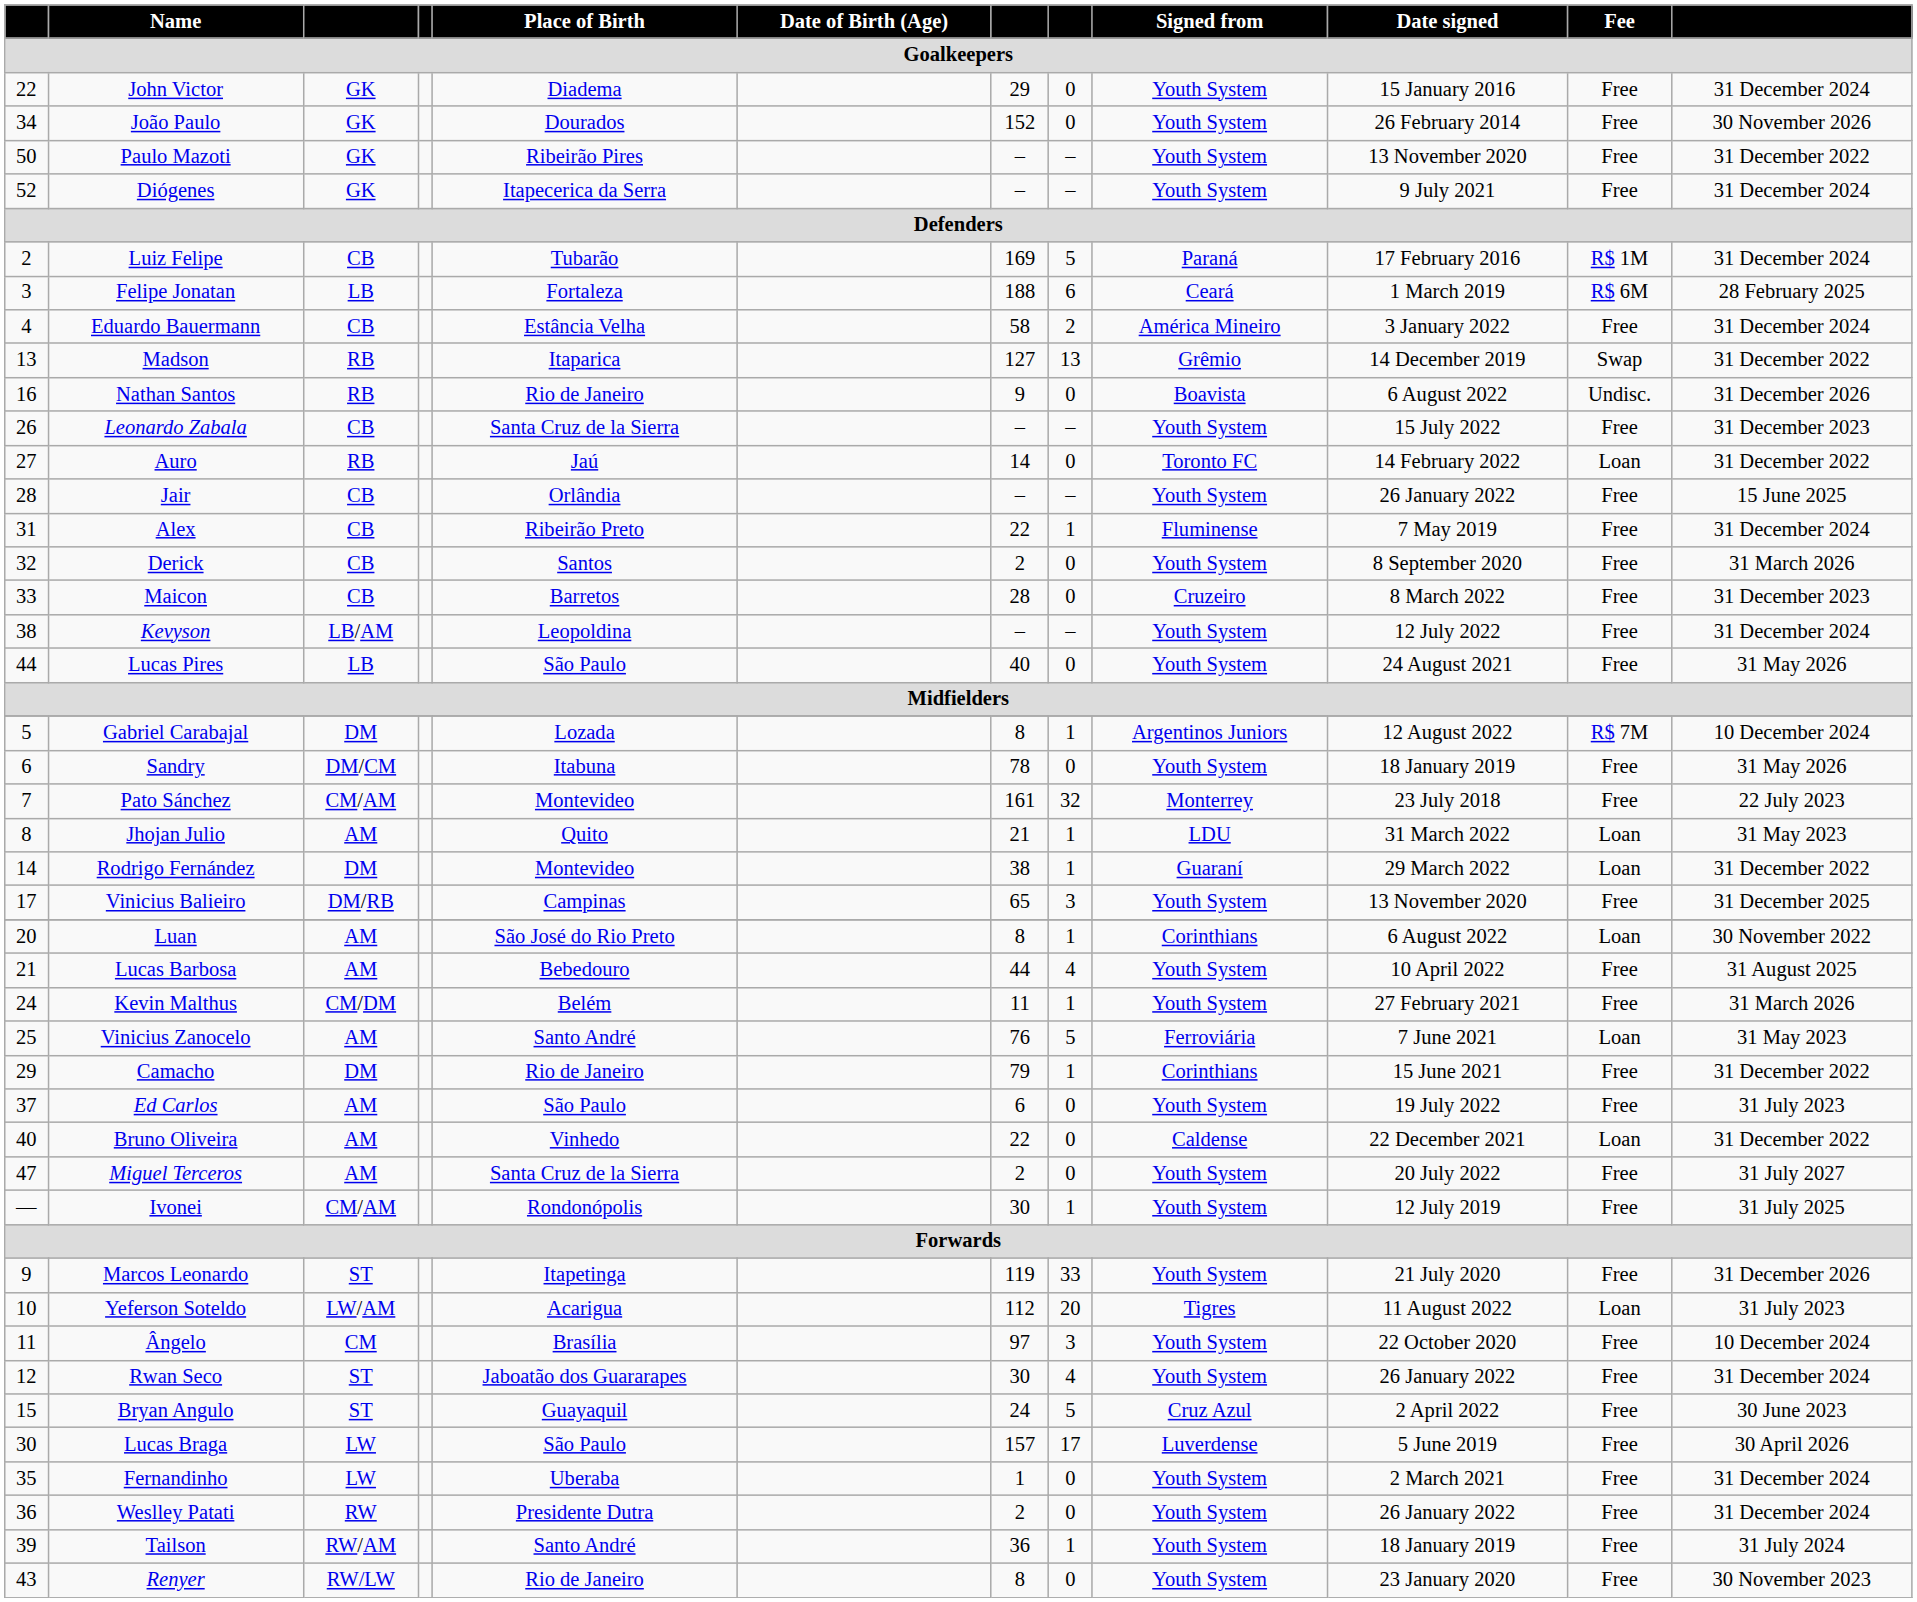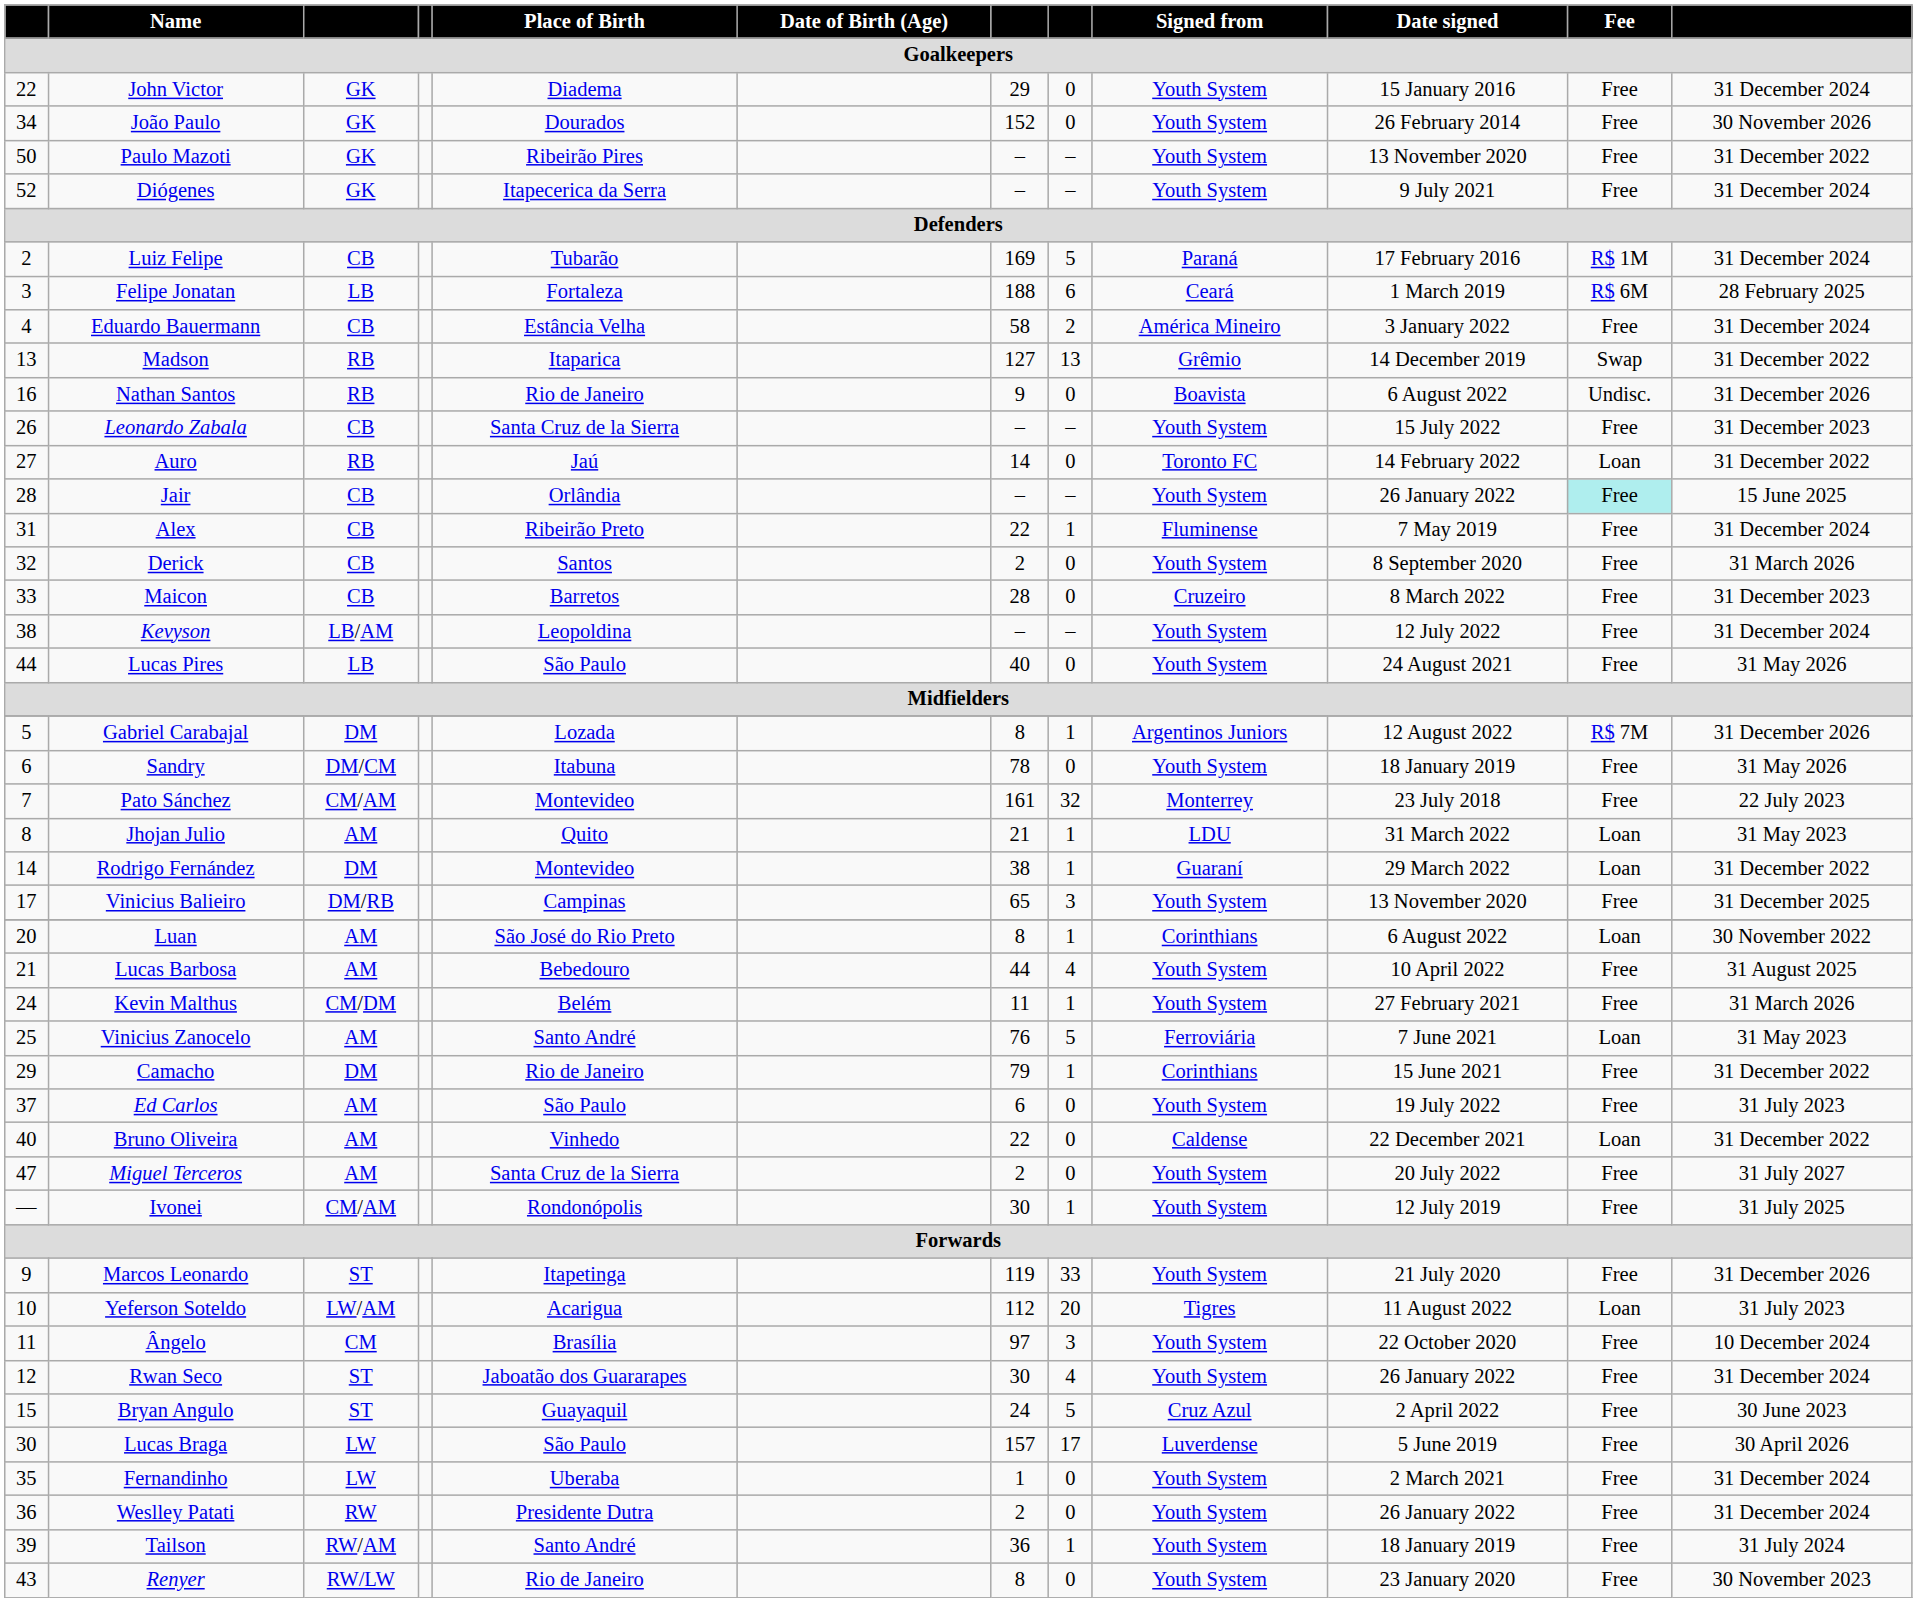(1620, 495) no background -> (1620, 495) paleturquoise background
(1792, 732) 10 December 2024 -> (1792, 732) 31 December 2026
